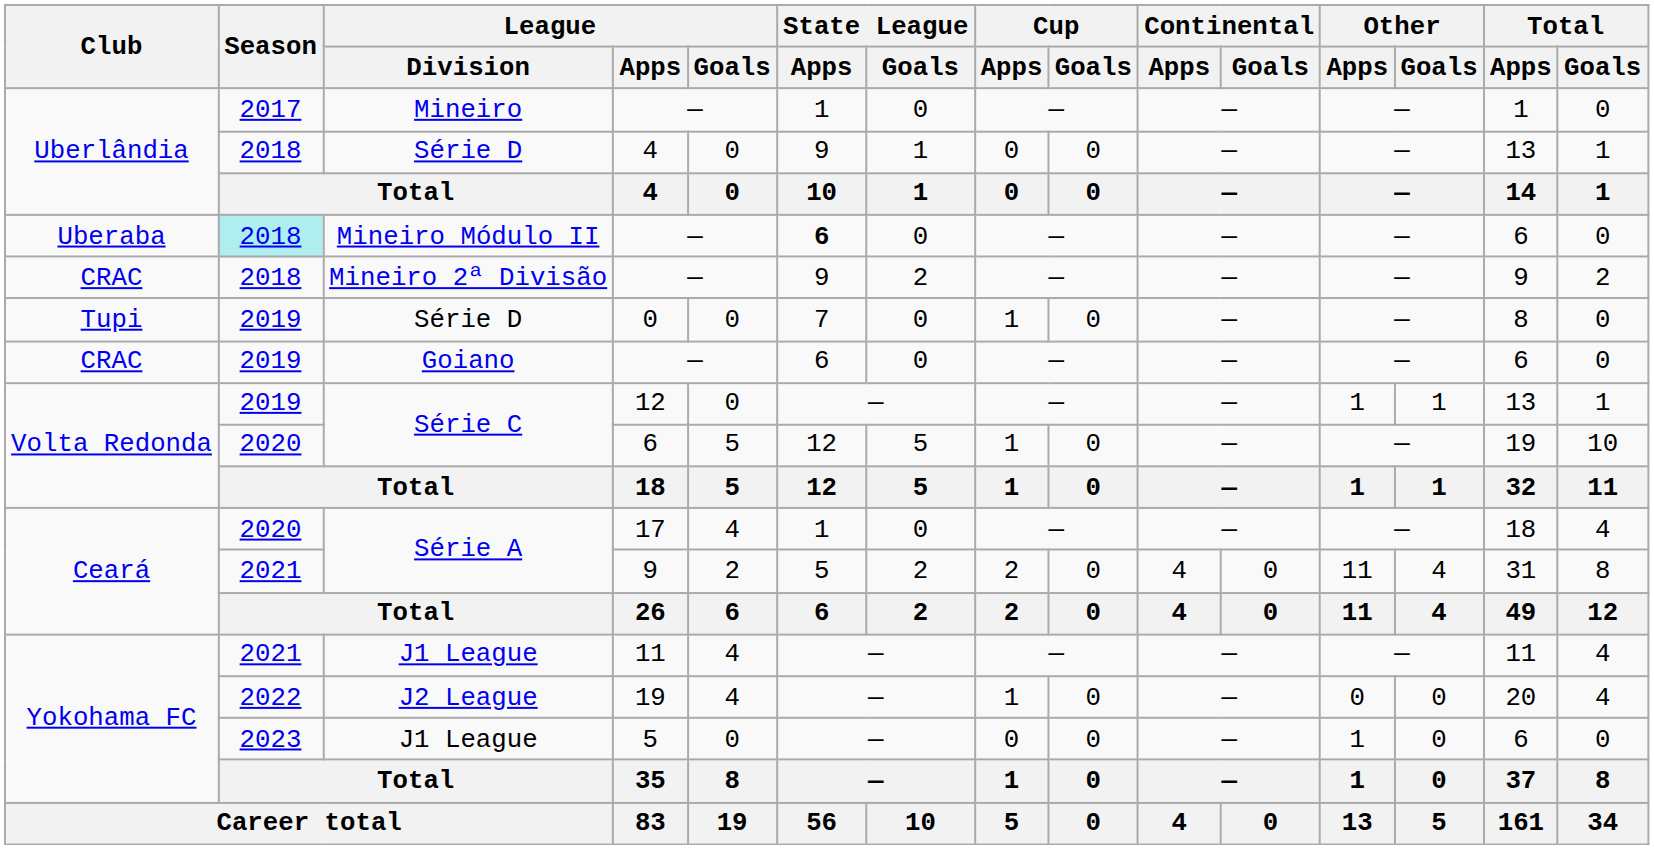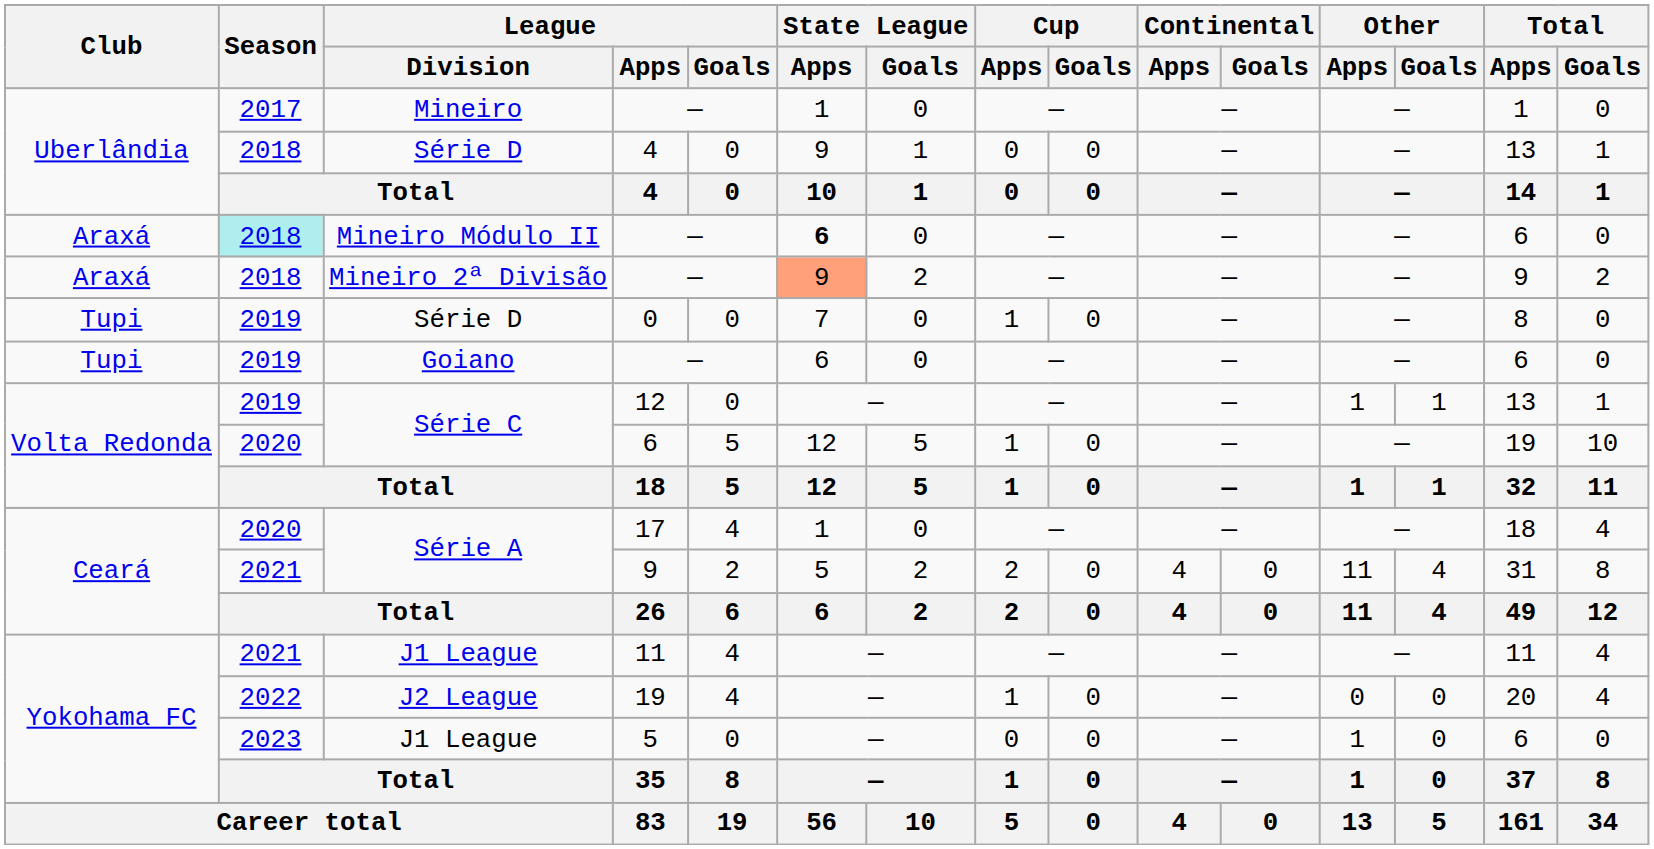(112, 236) Uberaba -> (112, 236) Araxá
(112, 278) CRAC -> (112, 278) Araxá
(822, 278) no background -> (822, 278) lightsalmon background
(112, 362) CRAC -> (112, 362) Tupi
